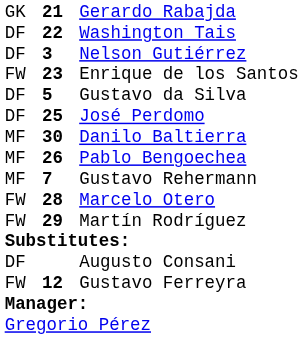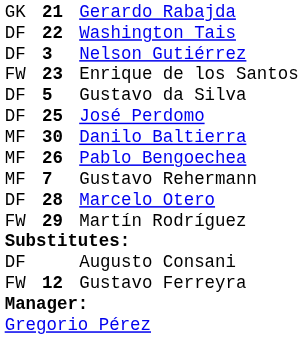(15, 200) FW -> (15, 200) DF
